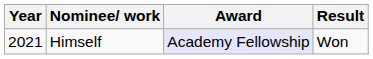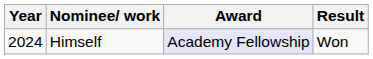(25, 41) 2021 -> (25, 41) 2024
